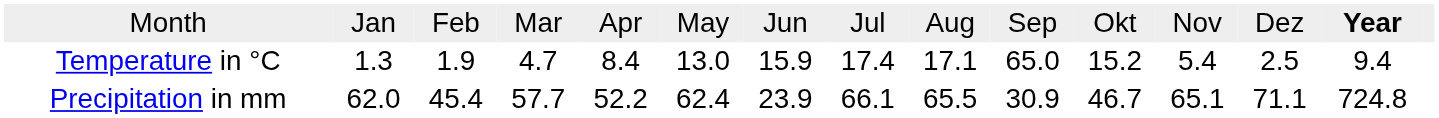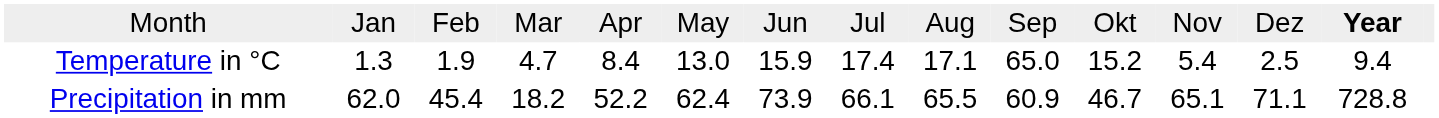(538, 99) 57.7 -> (538, 99) 18.2
(785, 99) 23.9 -> (785, 99) 73.9
(1033, 99) 30.9 -> (1033, 99) 60.9
(1372, 99) 724.8 -> (1372, 99) 728.8
